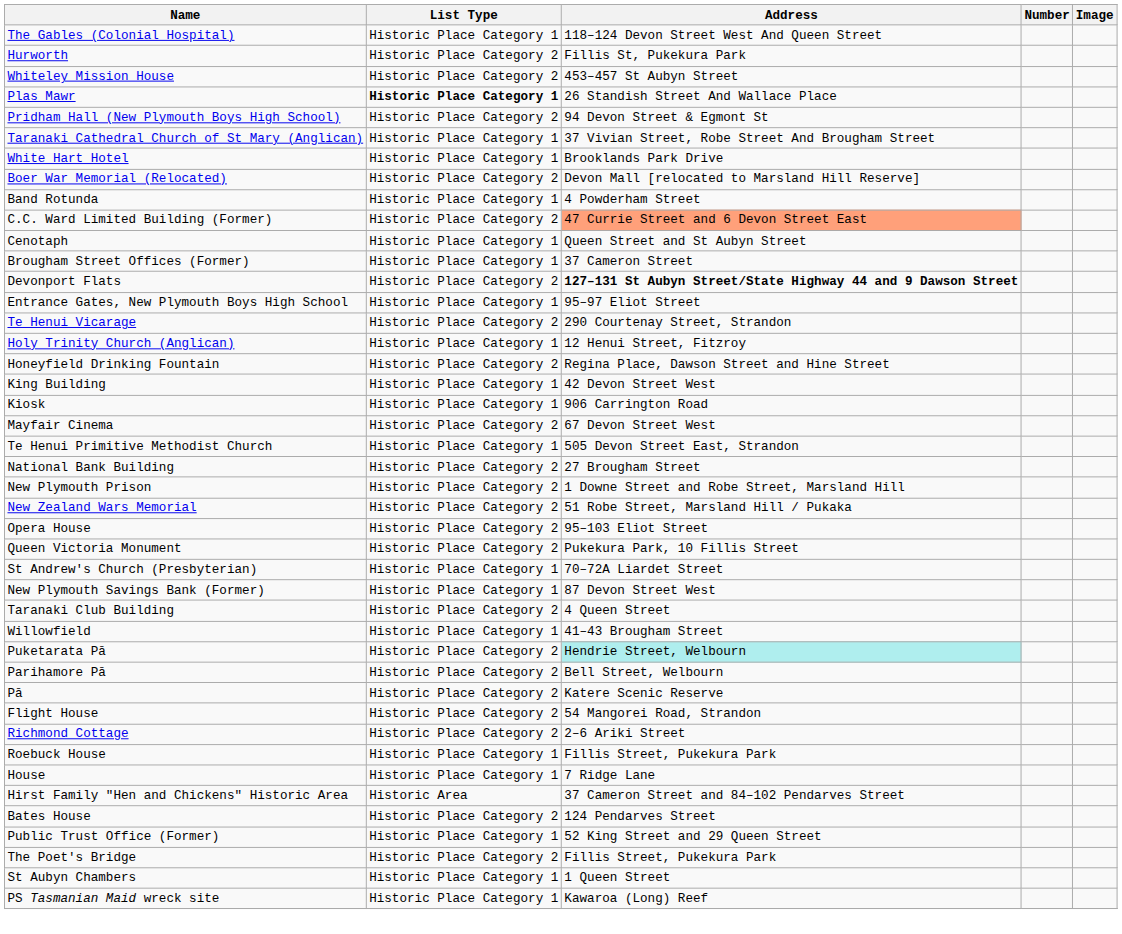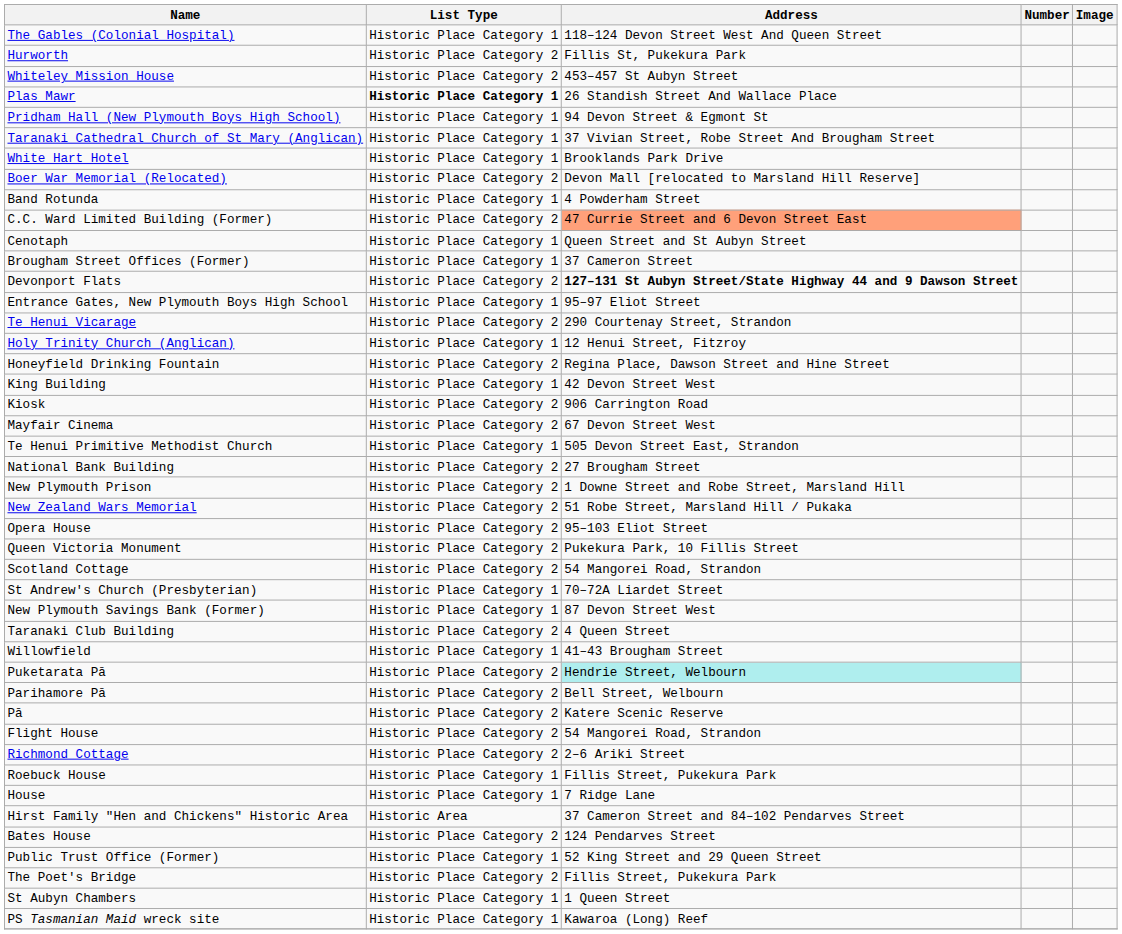(464, 118) Historic Place Category 2 -> (464, 118) Historic Place Category 1
(464, 405) Historic Place Category 1 -> (464, 405) Historic Place Category 2
+ row: (68, 570)
